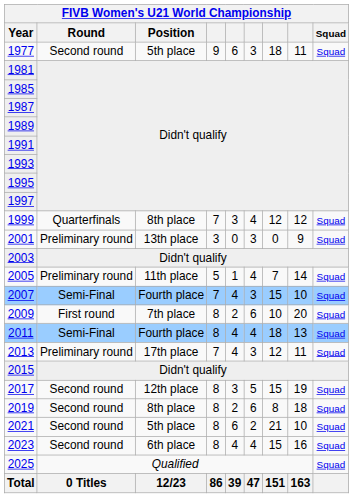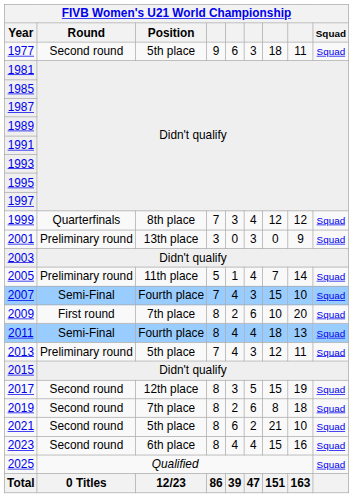(171, 351) 17th place -> (171, 351) 5th place
(171, 408) 8th place -> (171, 408) 7th place
